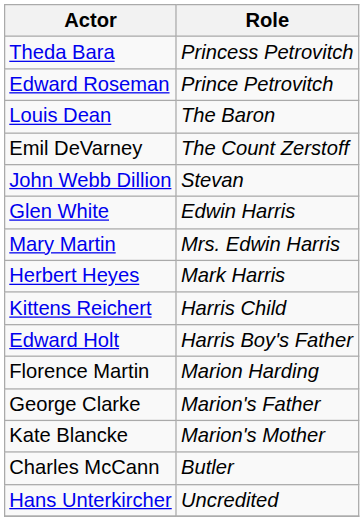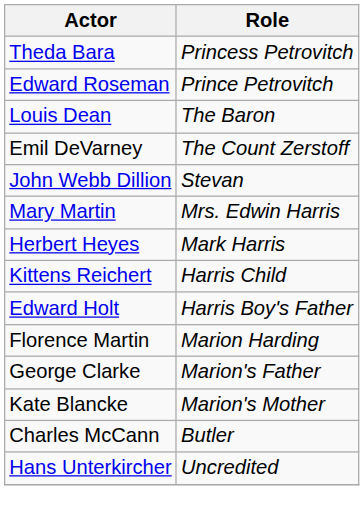- row: (59, 212)
